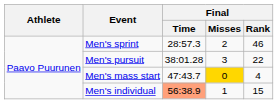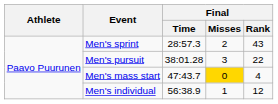(258, 44) 46 -> (258, 44) 43
(184, 91) lightsalmon background -> (184, 91) no background
(258, 91) 15 -> (258, 91) 12
